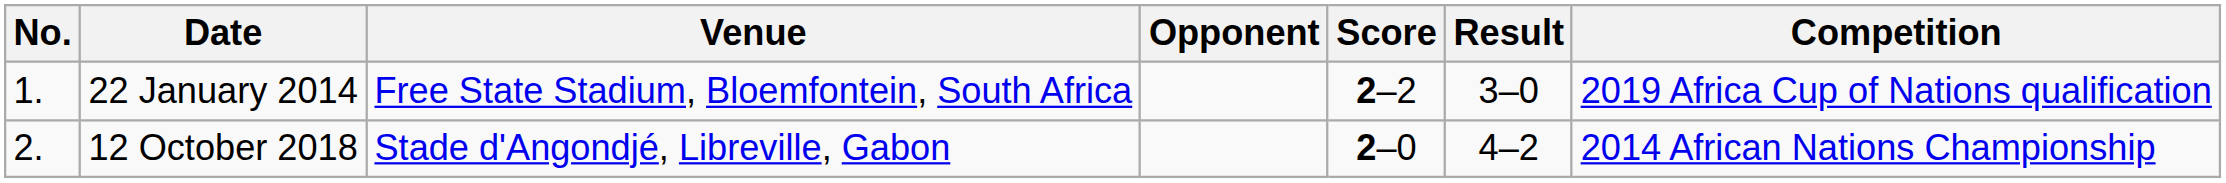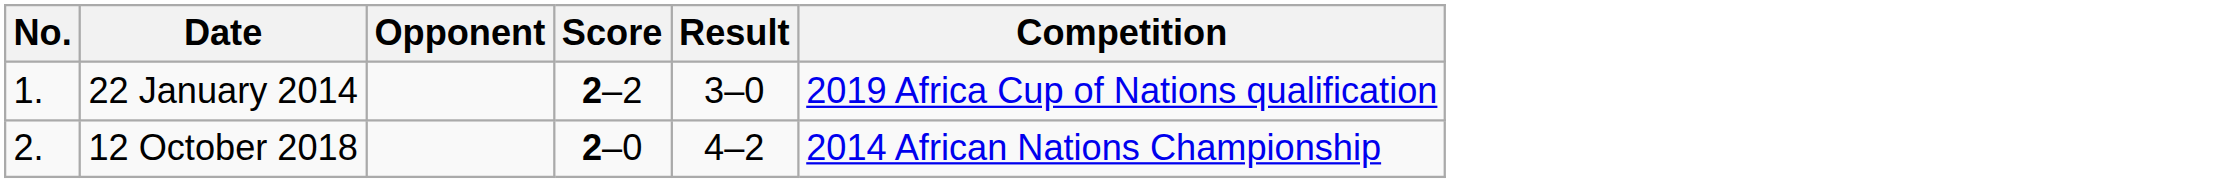- column: (753, 33)
